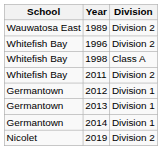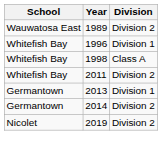(133, 43) Division 2 -> (133, 43) Division 1
- row: (96, 91)
(133, 122) Division 1 -> (133, 106) Division 2
